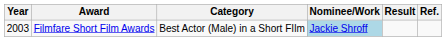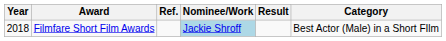columns swapped: (232, 12) <-> (429, 12)
(18, 28) 2003 -> (18, 28) 2018
